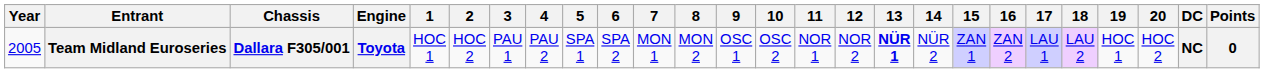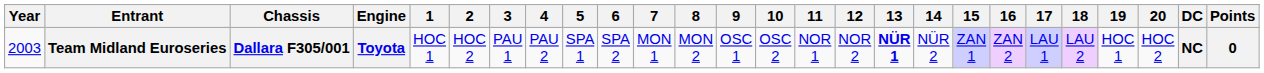(25, 47) 2005 -> (25, 47) 2003
